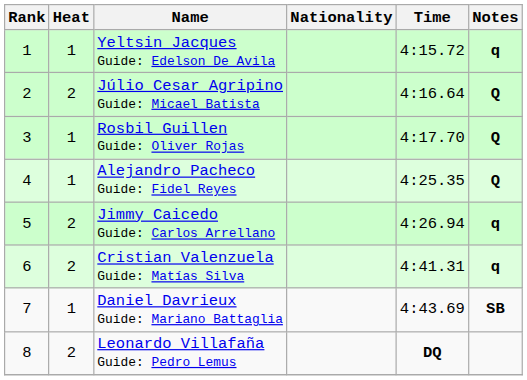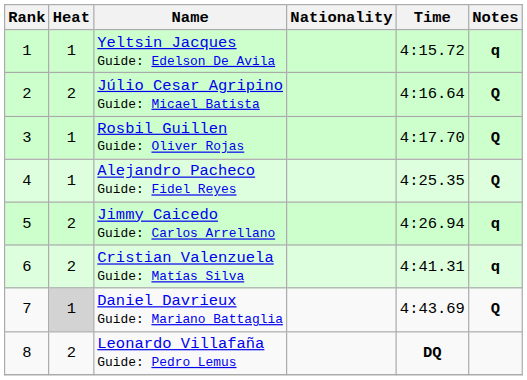(71, 310) no background -> (71, 310) lightgrey background
(495, 310) SB -> (495, 310) Q
